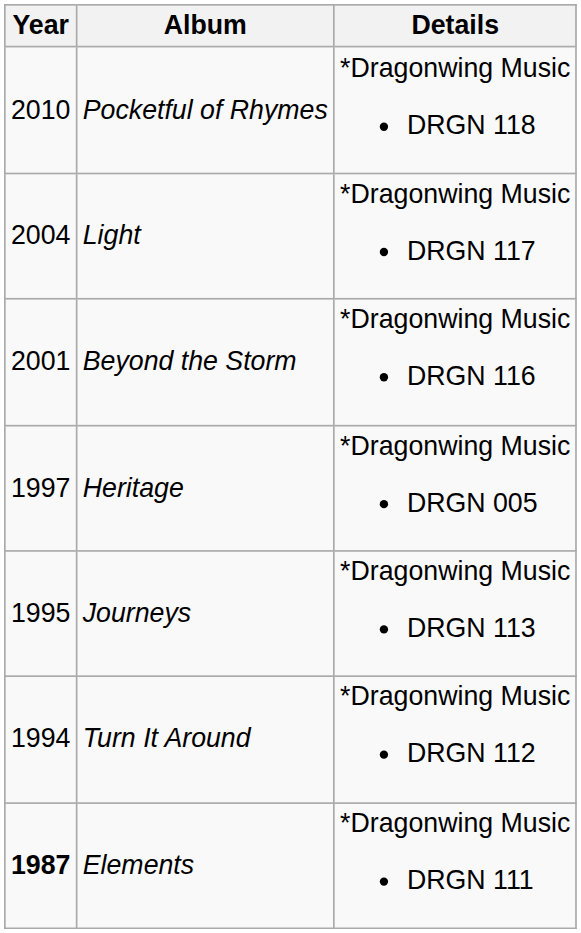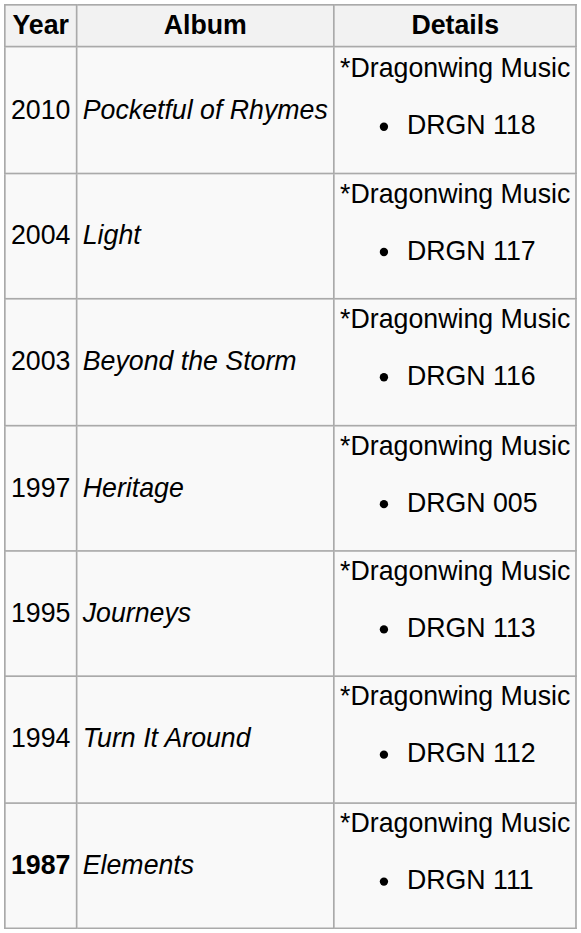(41, 361) 2001 -> (41, 361) 2003
